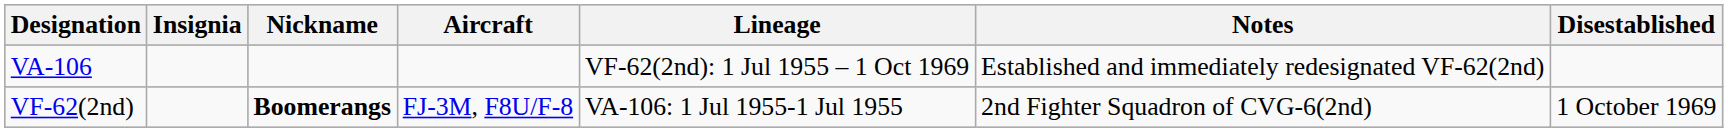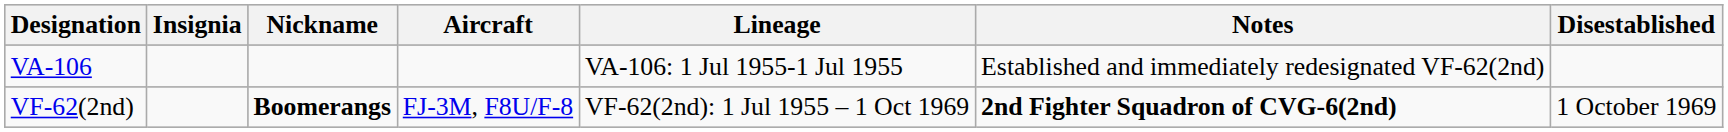(777, 65) VF-62(2nd): 1 Jul 1955 – 1 Oct 1969 -> (744, 65) VA-106: 1 Jul 1955-1 Jul 1955
(744, 106) VA-106: 1 Jul 1955-1 Jul 1955 -> (777, 106) VF-62(2nd): 1 Jul 1955 – 1 Oct 1969
(1176, 106) normal -> (1189, 106) bold
